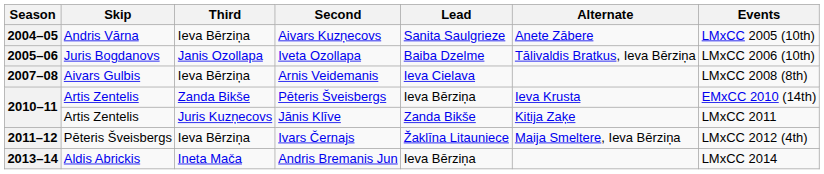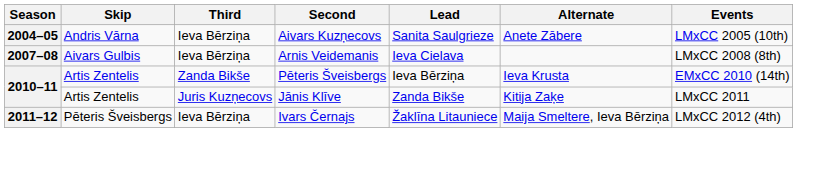- row: (320, 55)
- row: (338, 158)
